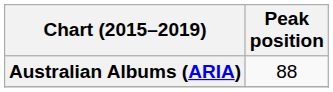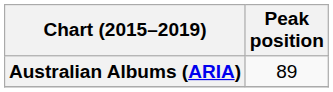(287, 71) 88 -> (287, 71) 89
